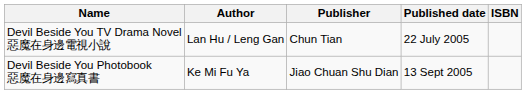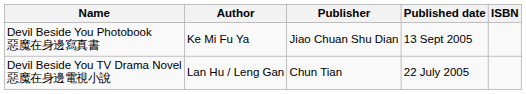rows swapped: (94, 38) <-> (79, 72)
